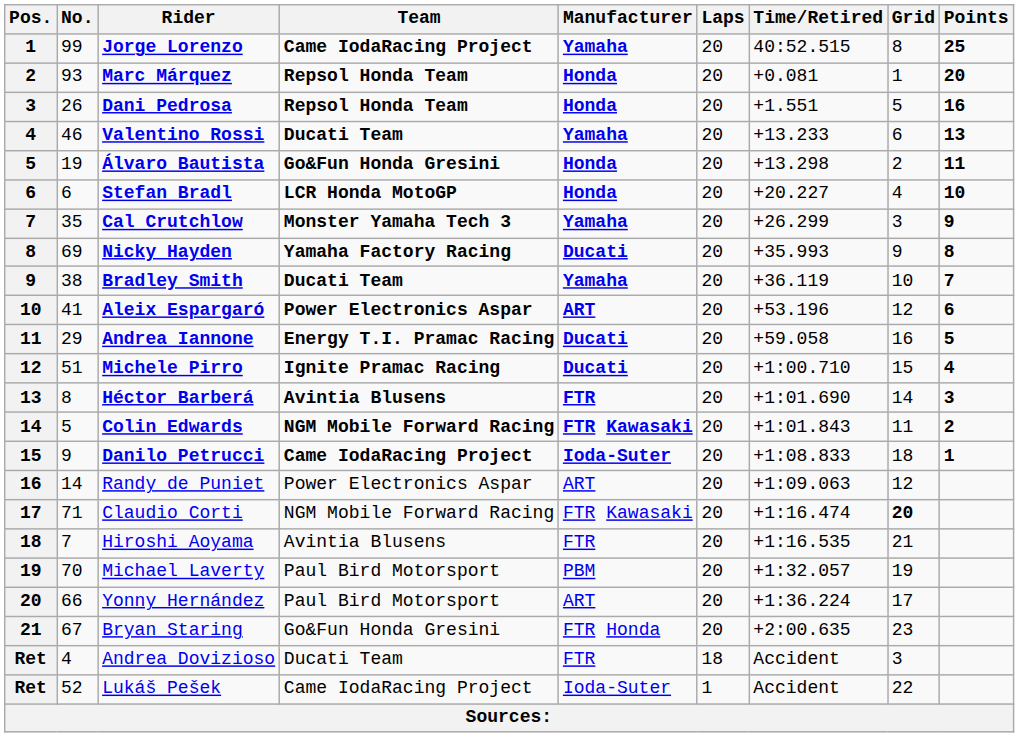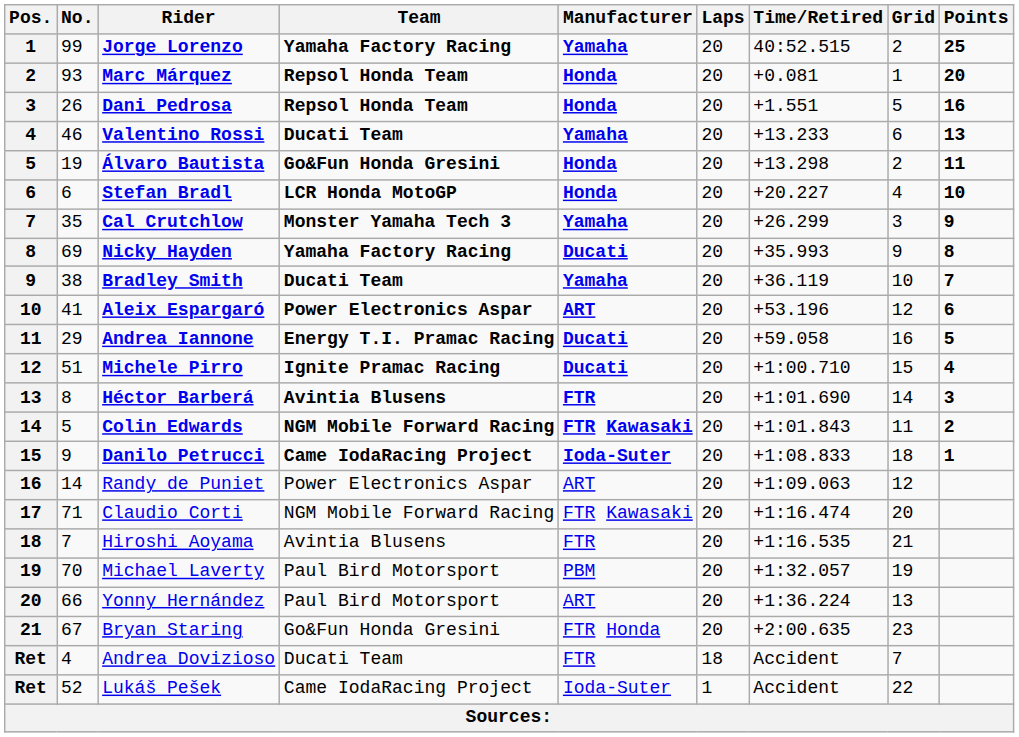(408, 49) Came IodaRacing Project -> (397, 49) Yamaha Factory Racing
(897, 49) 8 -> (897, 49) 2
(903, 514) bold -> (903, 514) normal
(903, 602) 17 -> (903, 602) 13
(897, 660) 3 -> (897, 660) 7
